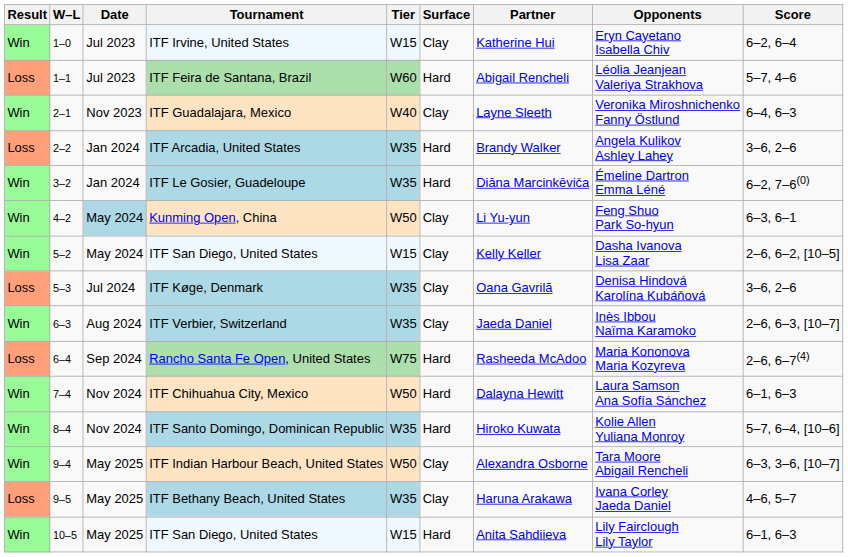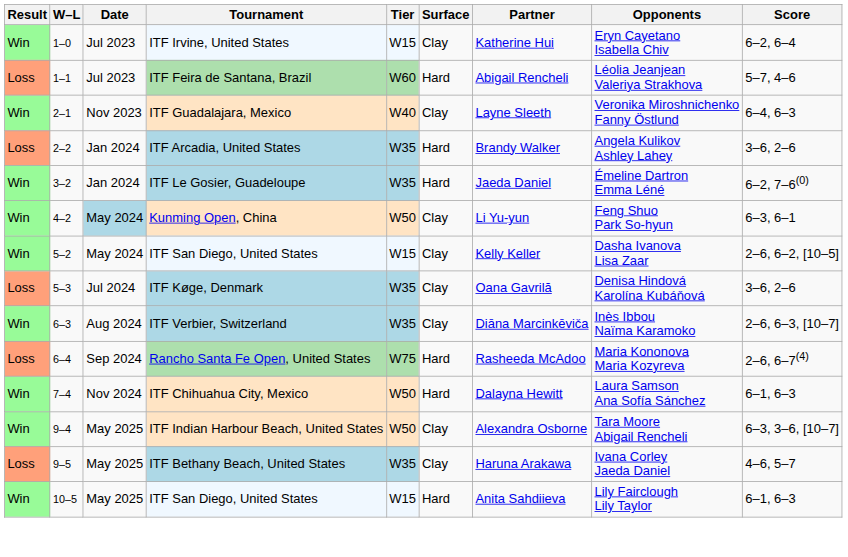(533, 183) Diāna Marcinkēviča -> (513, 183) Jaeda Daniel
(514, 323) Jaeda Daniel -> (532, 323) Diāna Marcinkēviča
- row: (62, 429)
